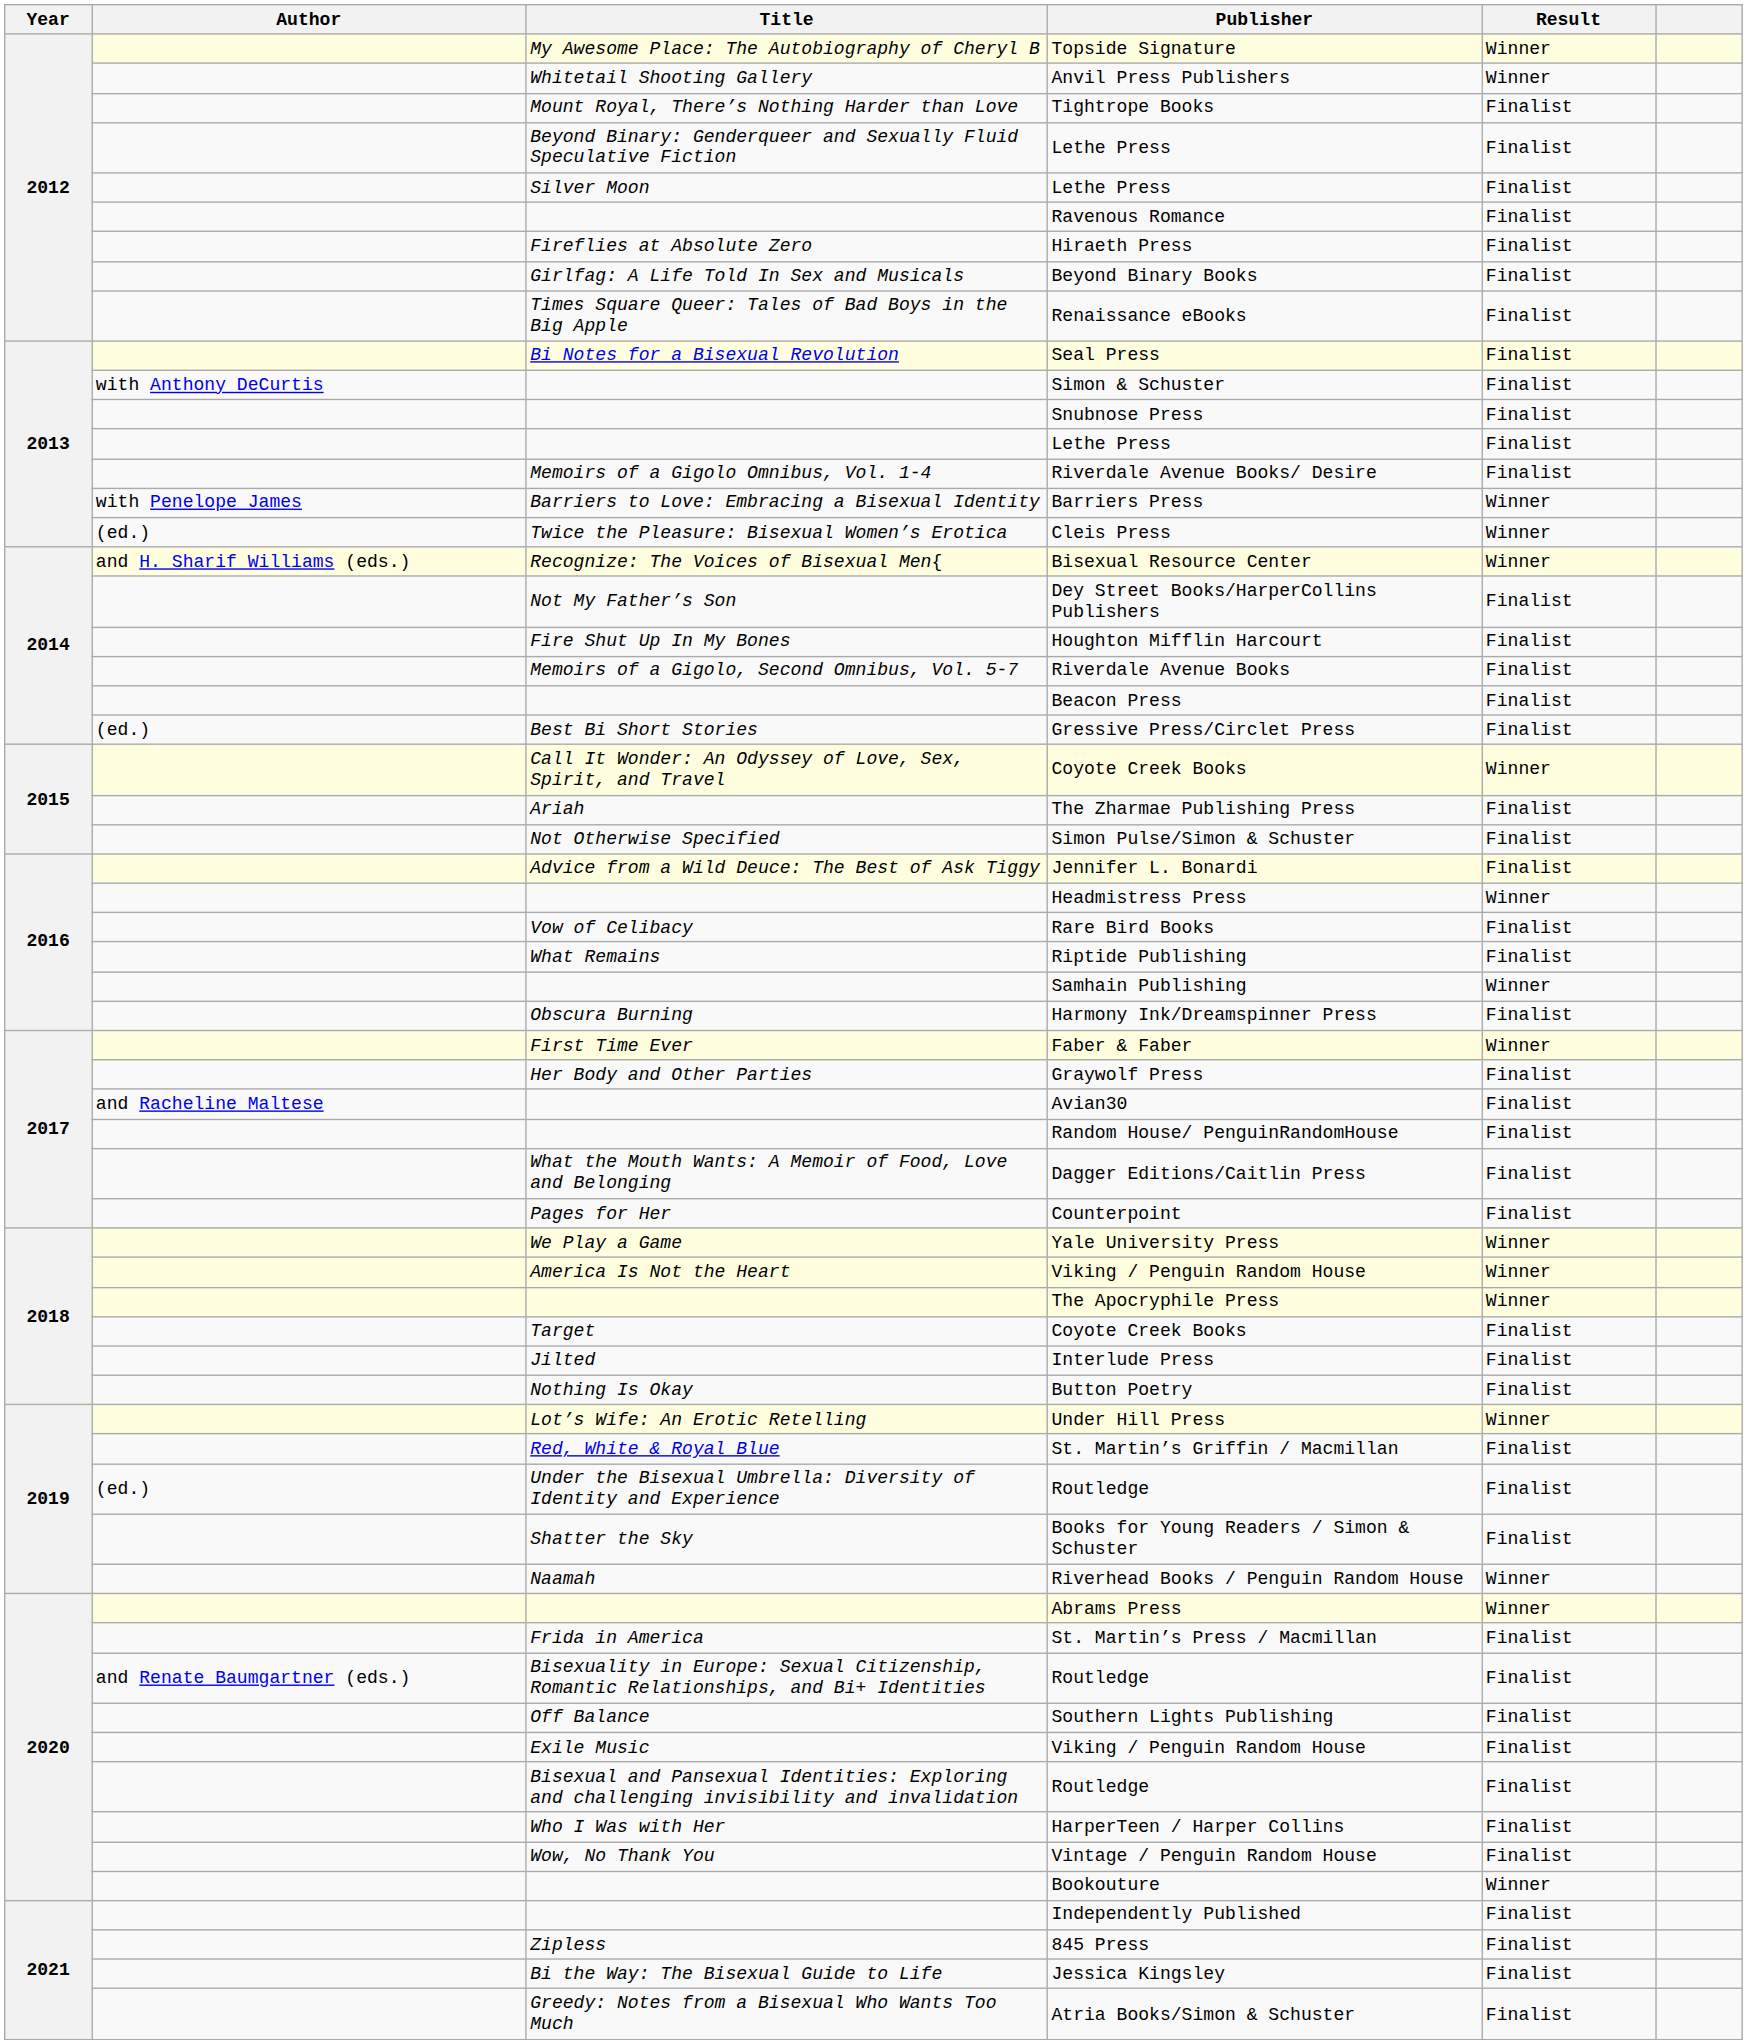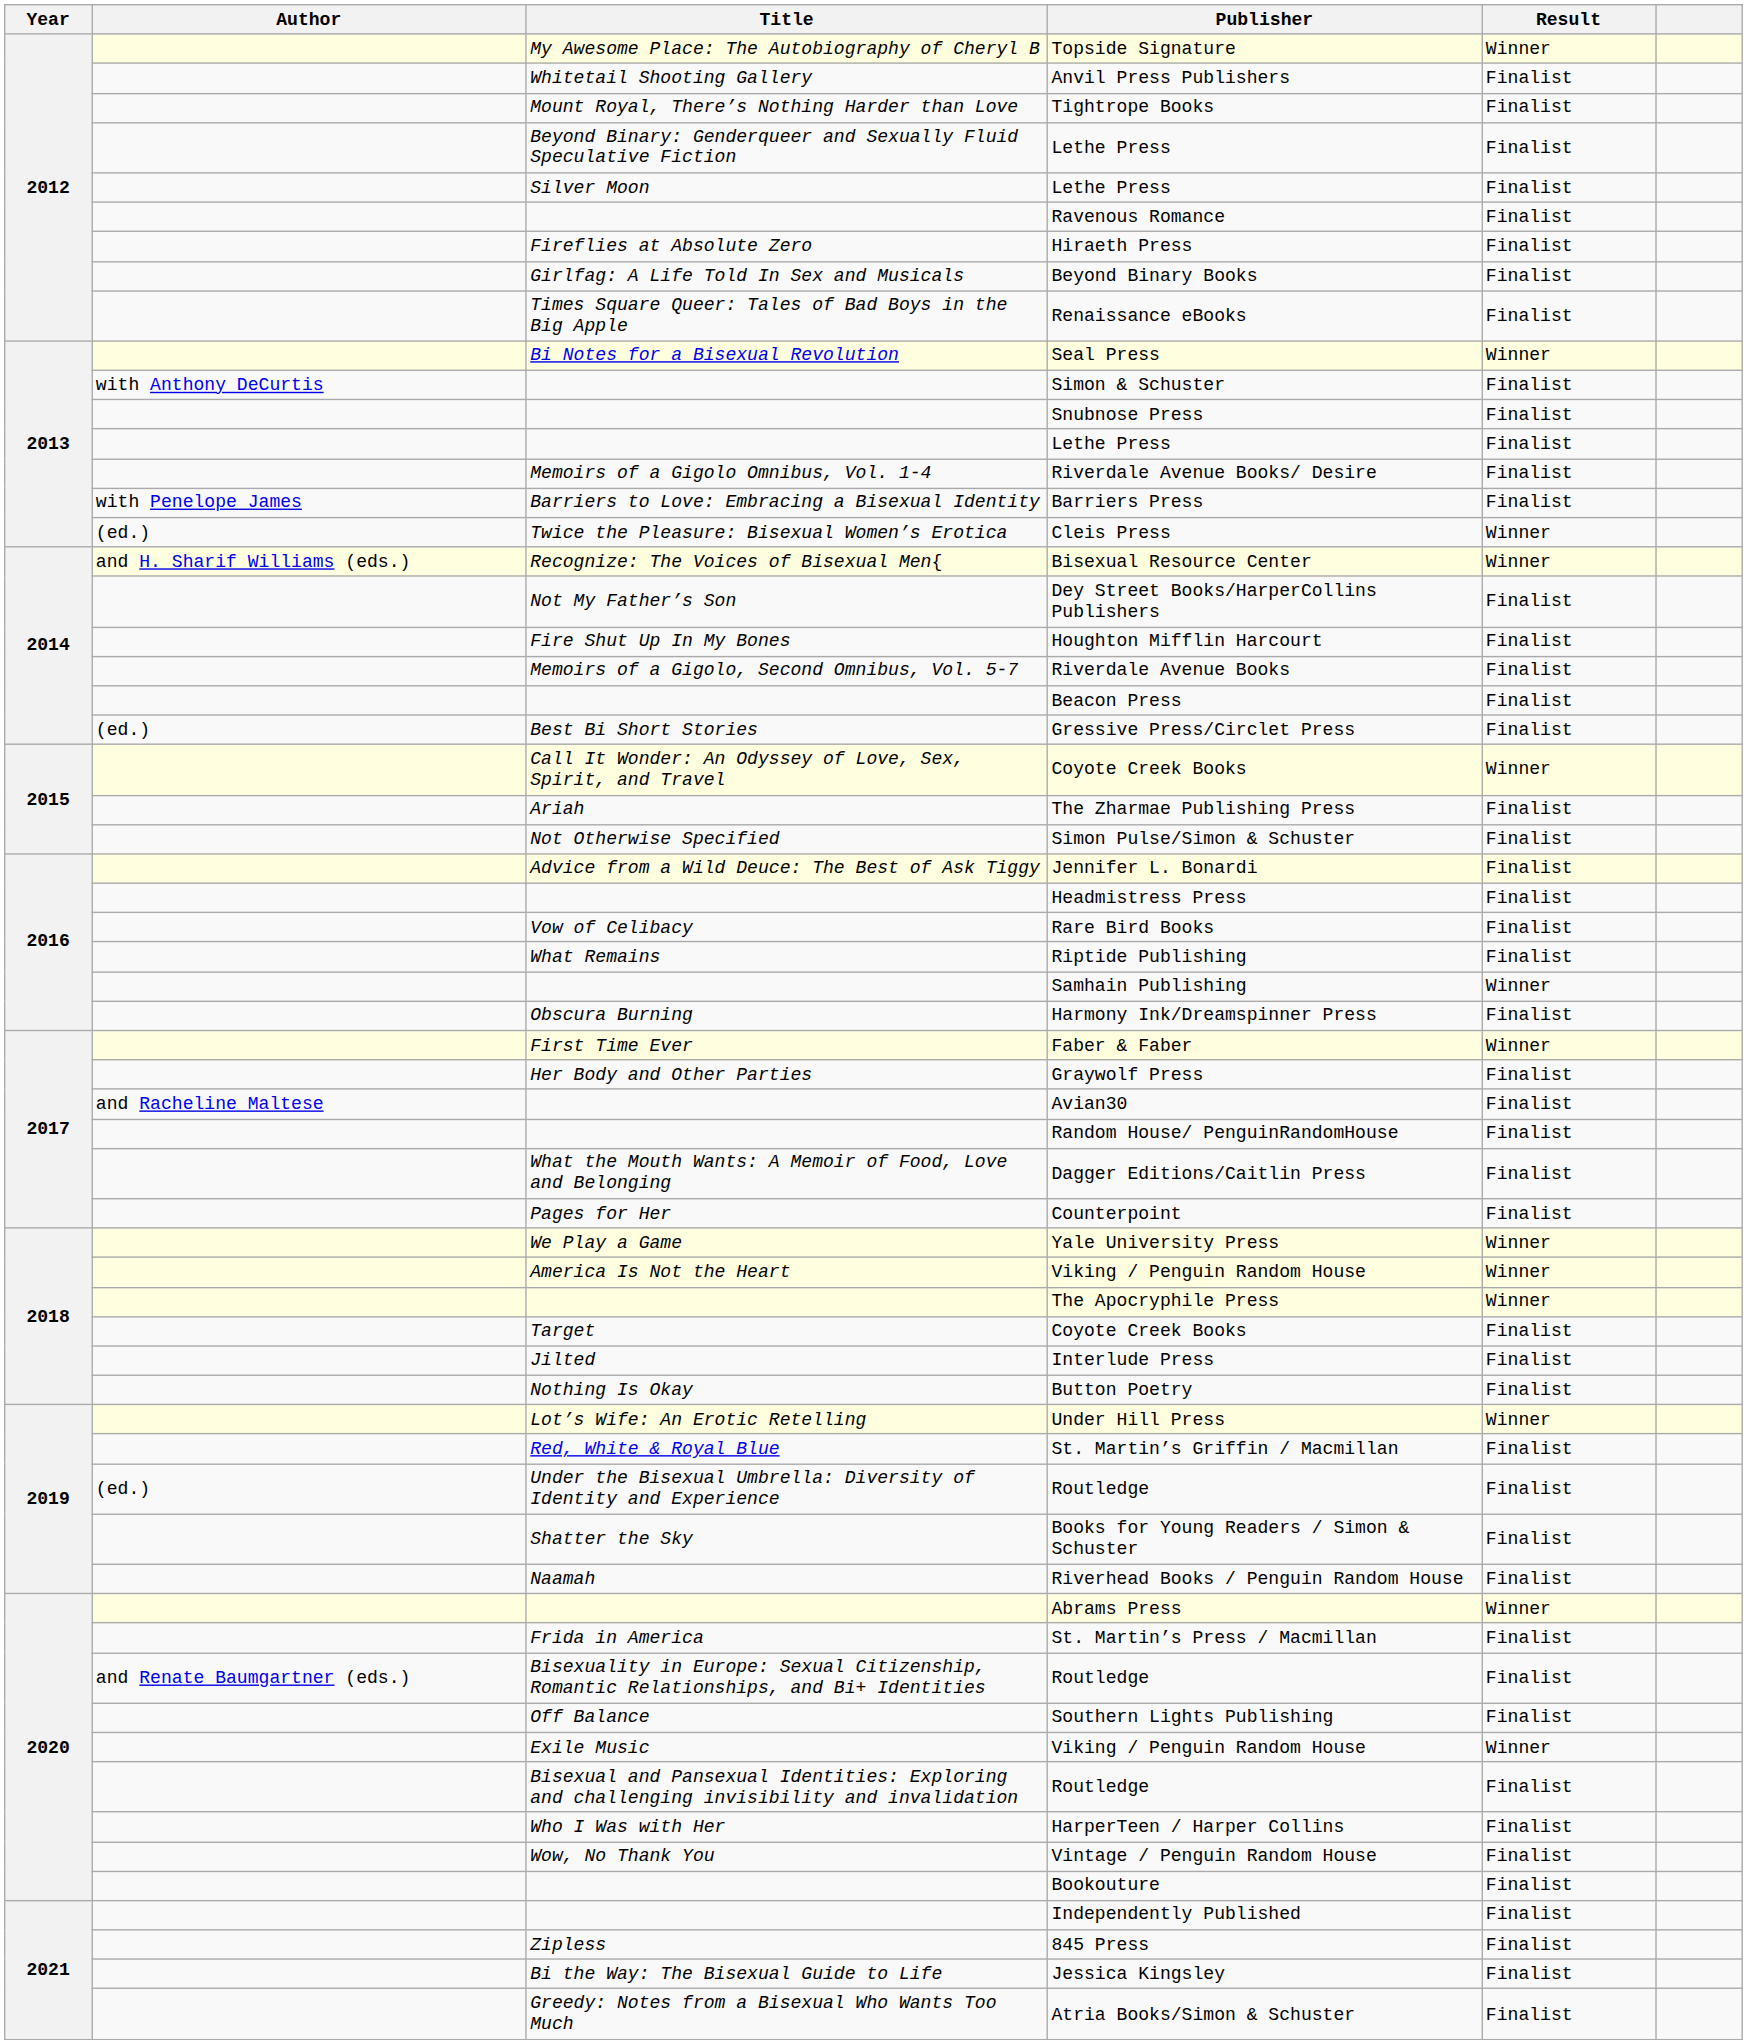(1518, 78) Winner -> (1529, 78) Finalist
(1529, 356) Finalist -> (1518, 356) Winner
(1518, 503) Winner -> (1529, 503) Finalist
(1518, 898) Winner -> (1529, 898) Finalist
(1518, 1579) Winner -> (1529, 1579) Finalist
(1529, 1747) Finalist -> (1518, 1747) Winner
(1518, 1886) Winner -> (1529, 1886) Finalist
